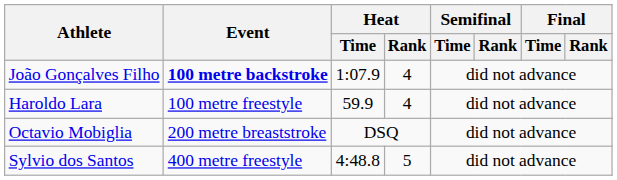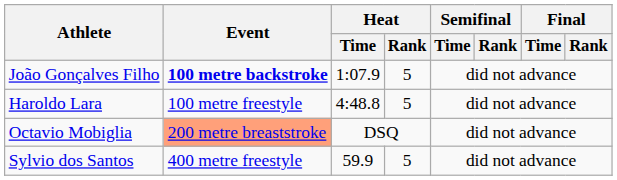(407, 75) 4 -> (407, 75) 5
(358, 103) 59.9 -> (358, 103) 4:48.8
(407, 103) 4 -> (407, 103) 5
(247, 132) no background -> (247, 132) lightsalmon background
(358, 161) 4:48.8 -> (358, 161) 59.9
